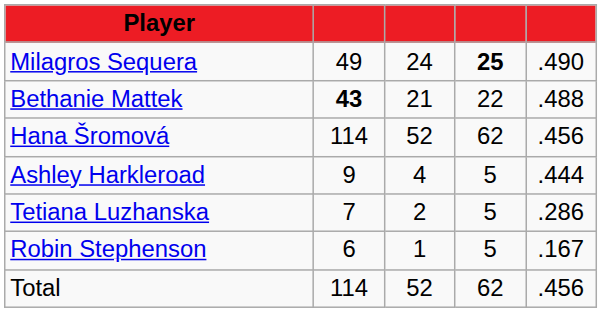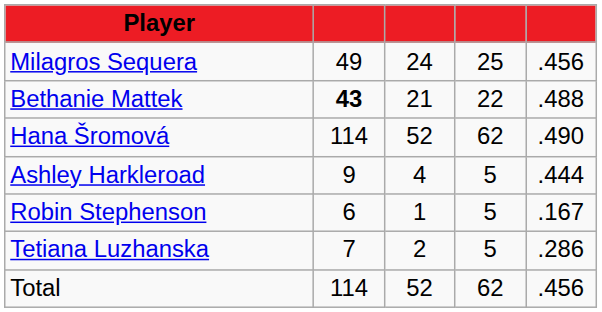(490, 61) bold -> (490, 61) normal
(561, 61) .490 -> (561, 61) .456
(561, 136) .456 -> (561, 136) .490
rows swapped: (110, 212) <-> (108, 250)
